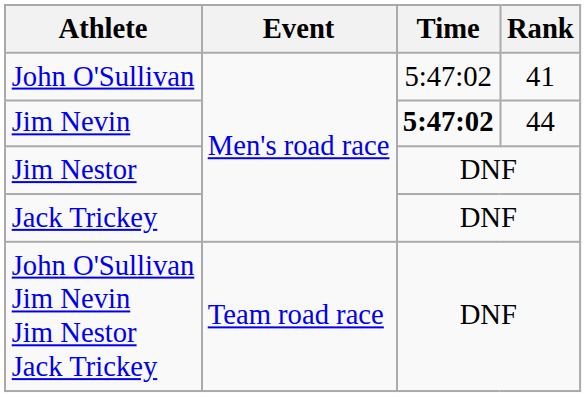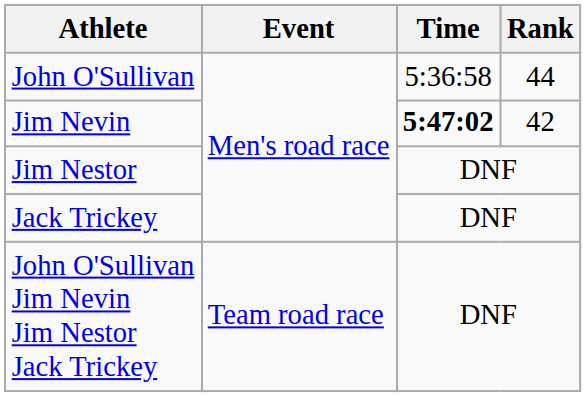(448, 75) 5:47:02 -> (448, 75) 5:36:58
(540, 75) 41 -> (540, 75) 44
(540, 123) 44 -> (540, 123) 42
